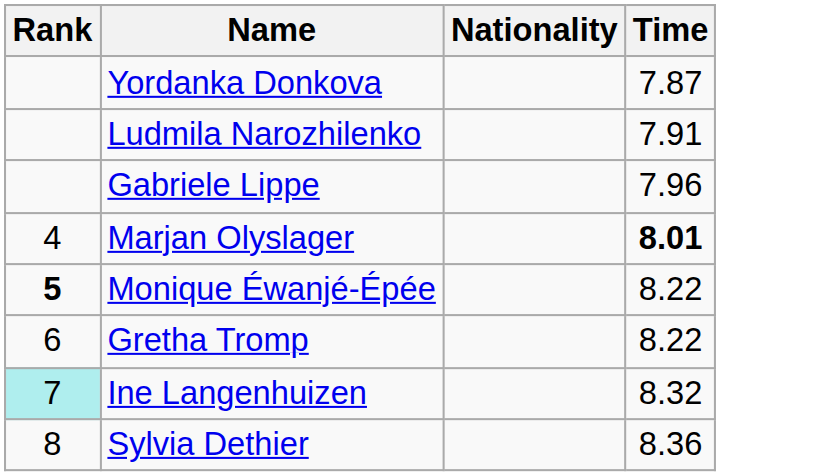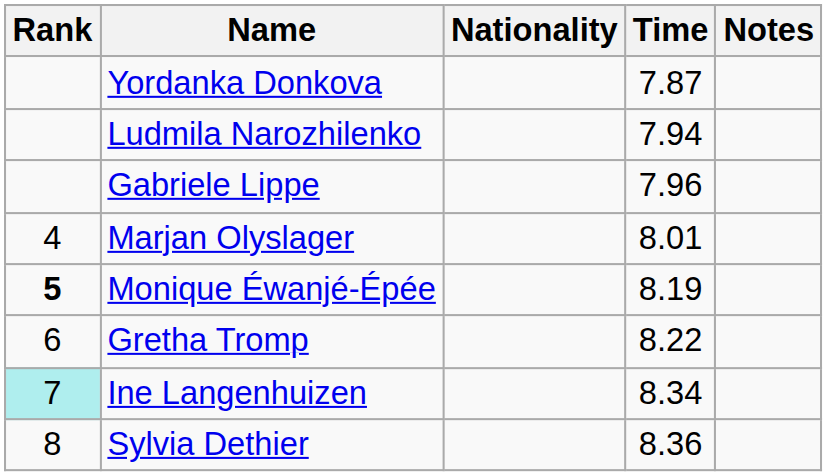+ column: (769, 30)
(671, 133) 7.91 -> (671, 133) 7.94
(671, 237) bold -> (671, 237) normal
(671, 289) 8.22 -> (671, 289) 8.19
(671, 392) 8.32 -> (671, 392) 8.34
